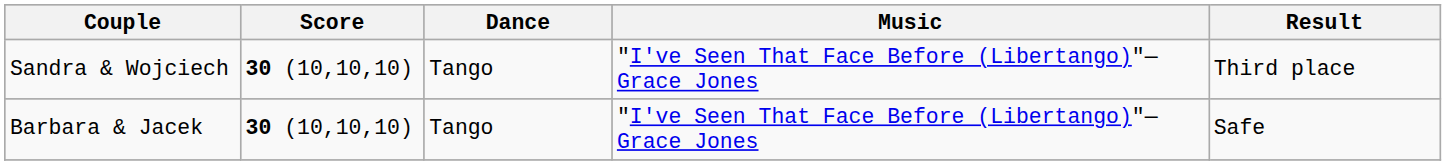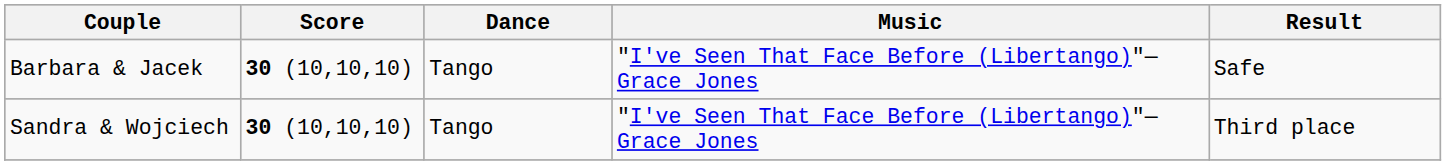rows swapped: (119, 70) <-> (106, 129)
